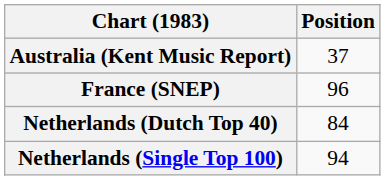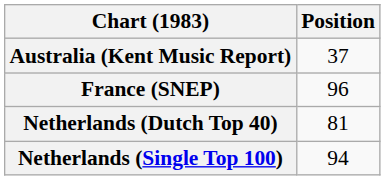(338, 123) 84 -> (338, 123) 81
